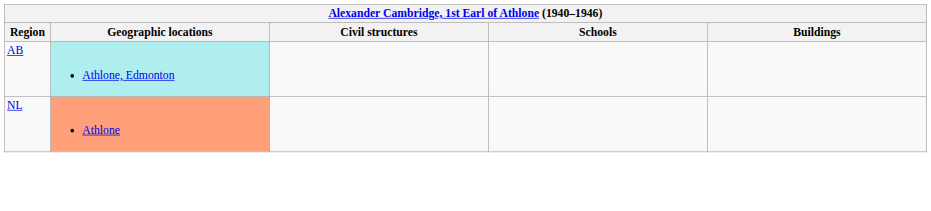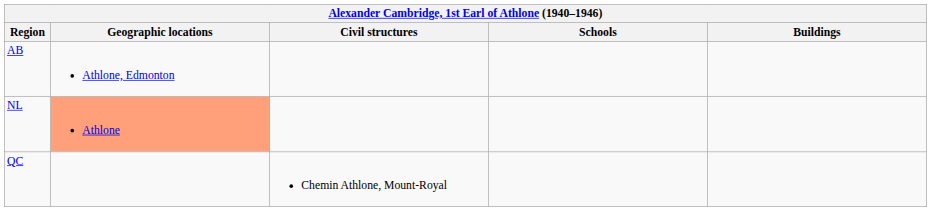(160, 75) paleturquoise background -> (160, 75) no background
+ row: (15, 160)
